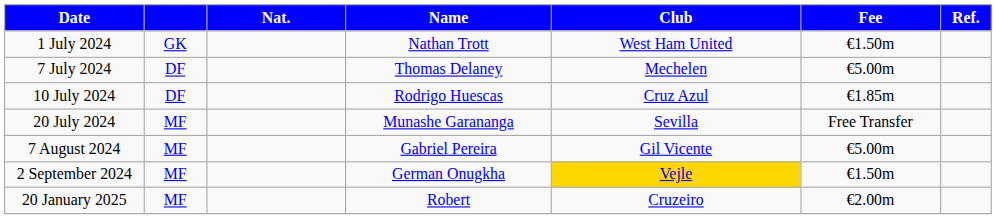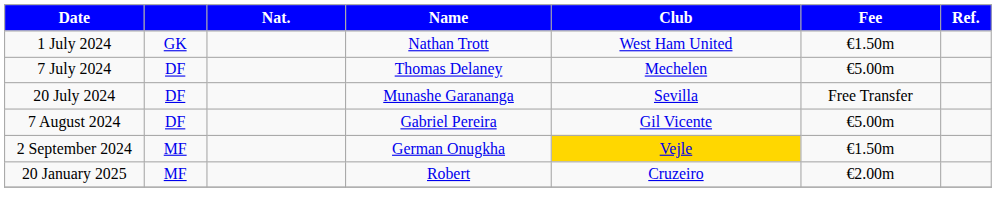- row: (74, 96)
(175, 122) MF -> (175, 96) DF
(175, 148) MF -> (175, 122) DF
